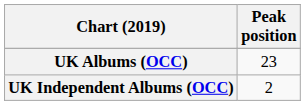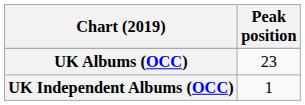(269, 87) 2 -> (269, 87) 1
